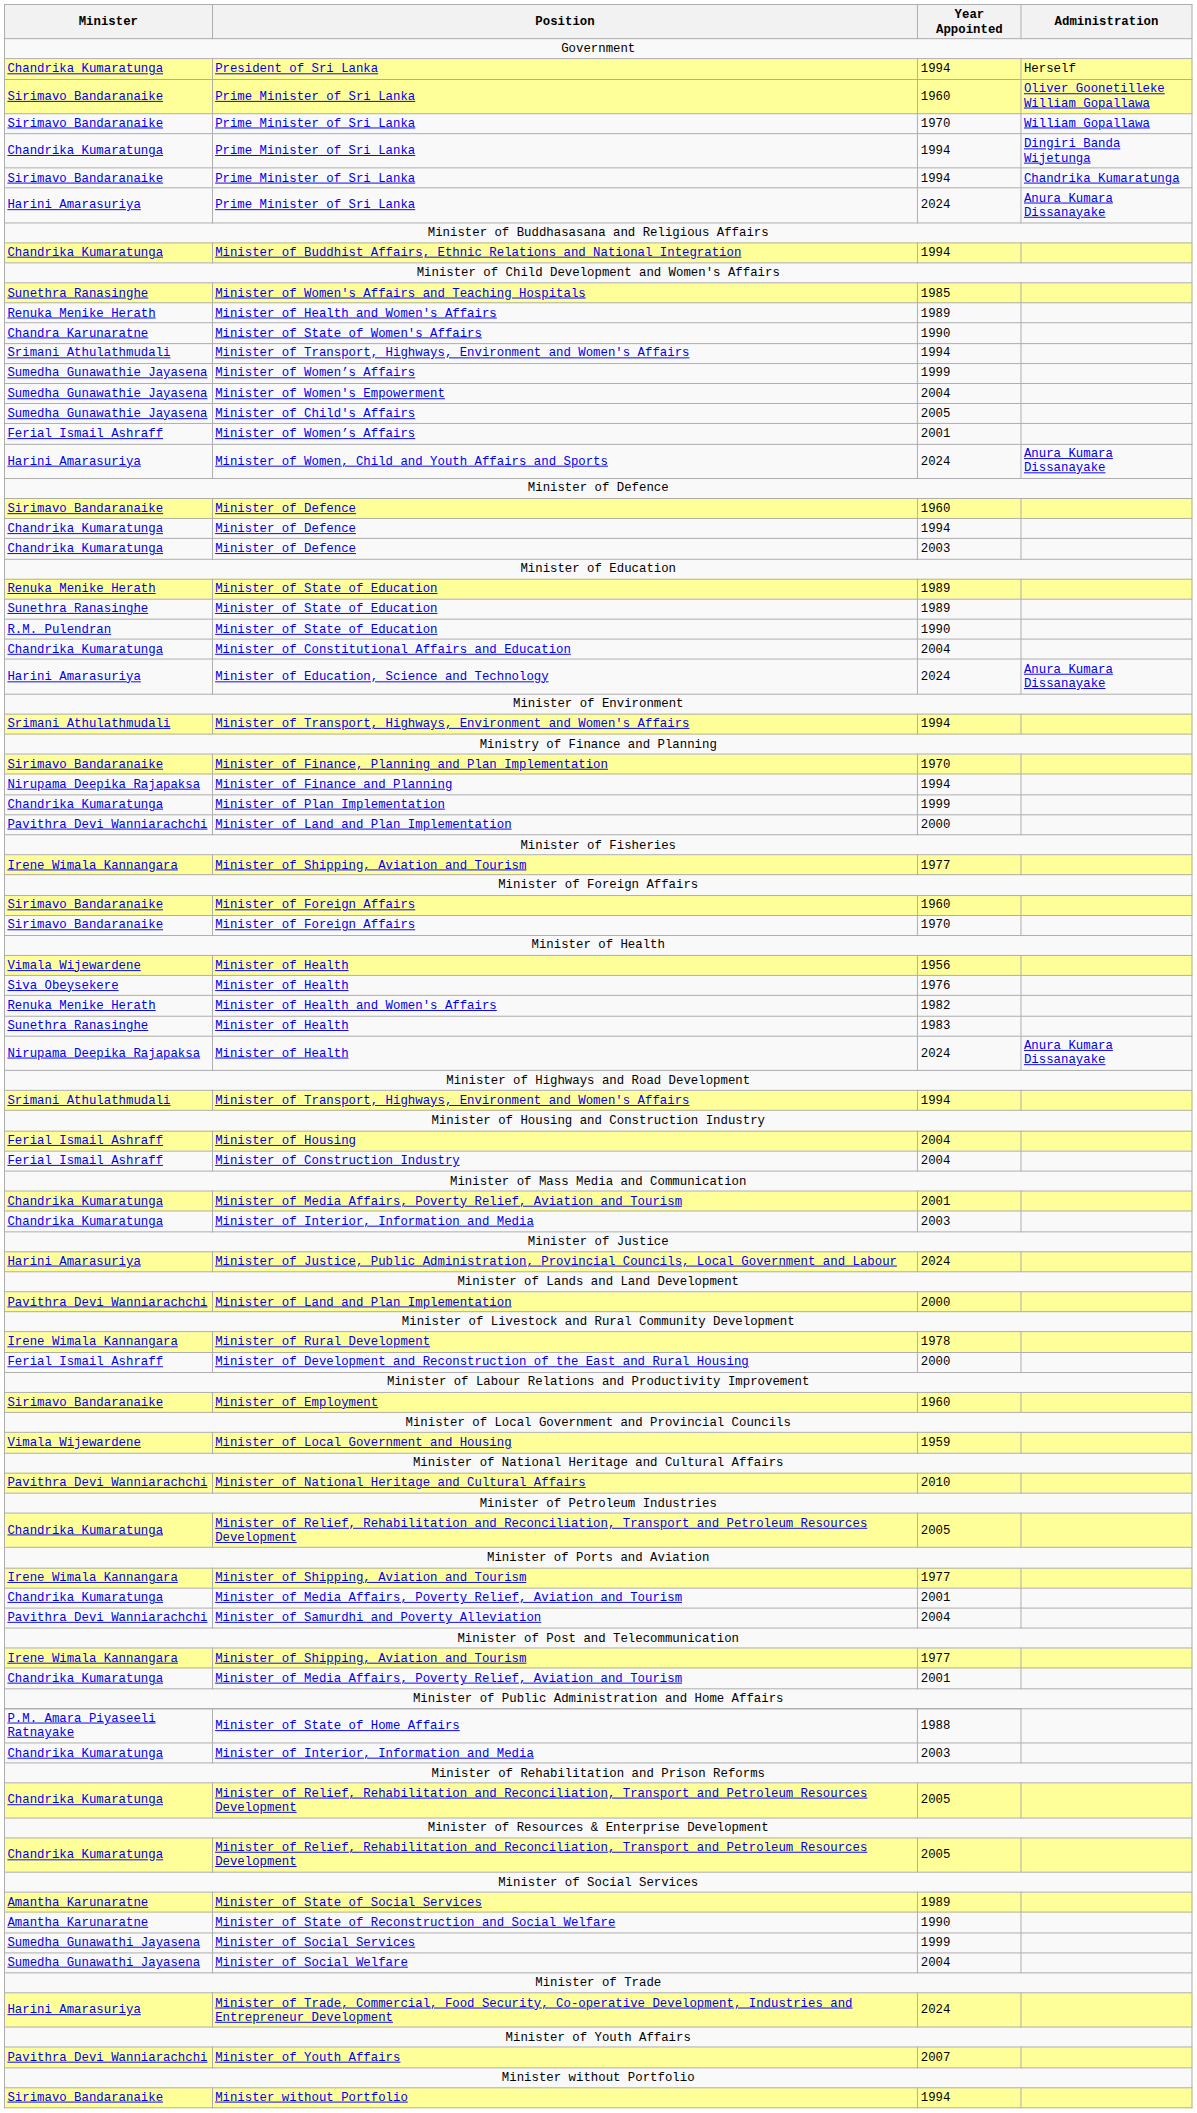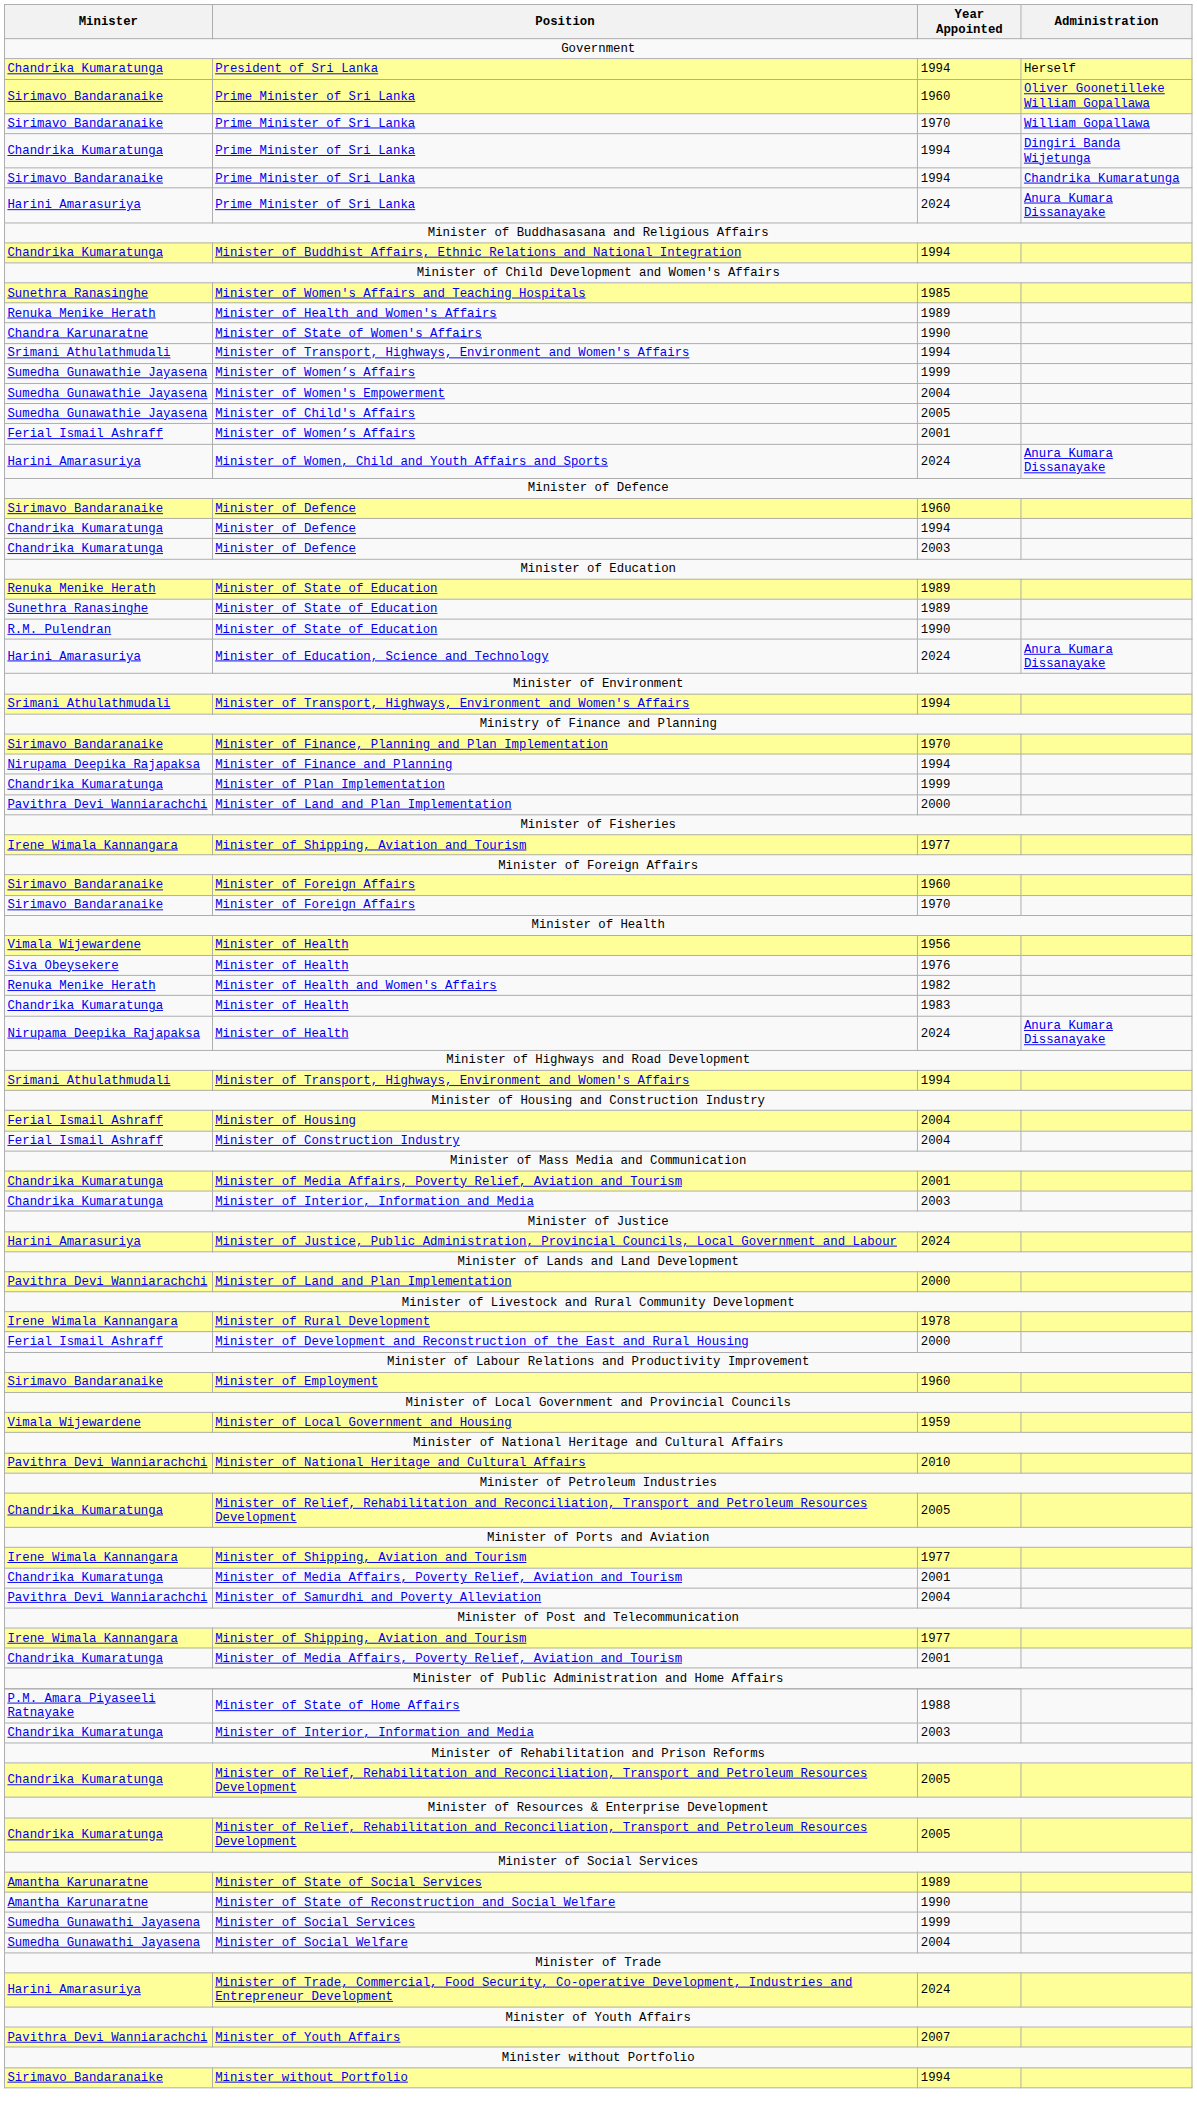- row: (393, 649)
(78, 1026) Sunethra Ranasinghe -> (85, 1006) Chandrika Kumaratunga
